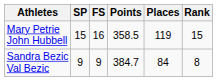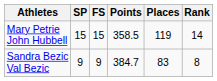(99, 35) 16 -> (99, 35) 15
(197, 35) 15 -> (197, 35) 14
(163, 63) 84 -> (163, 63) 83
